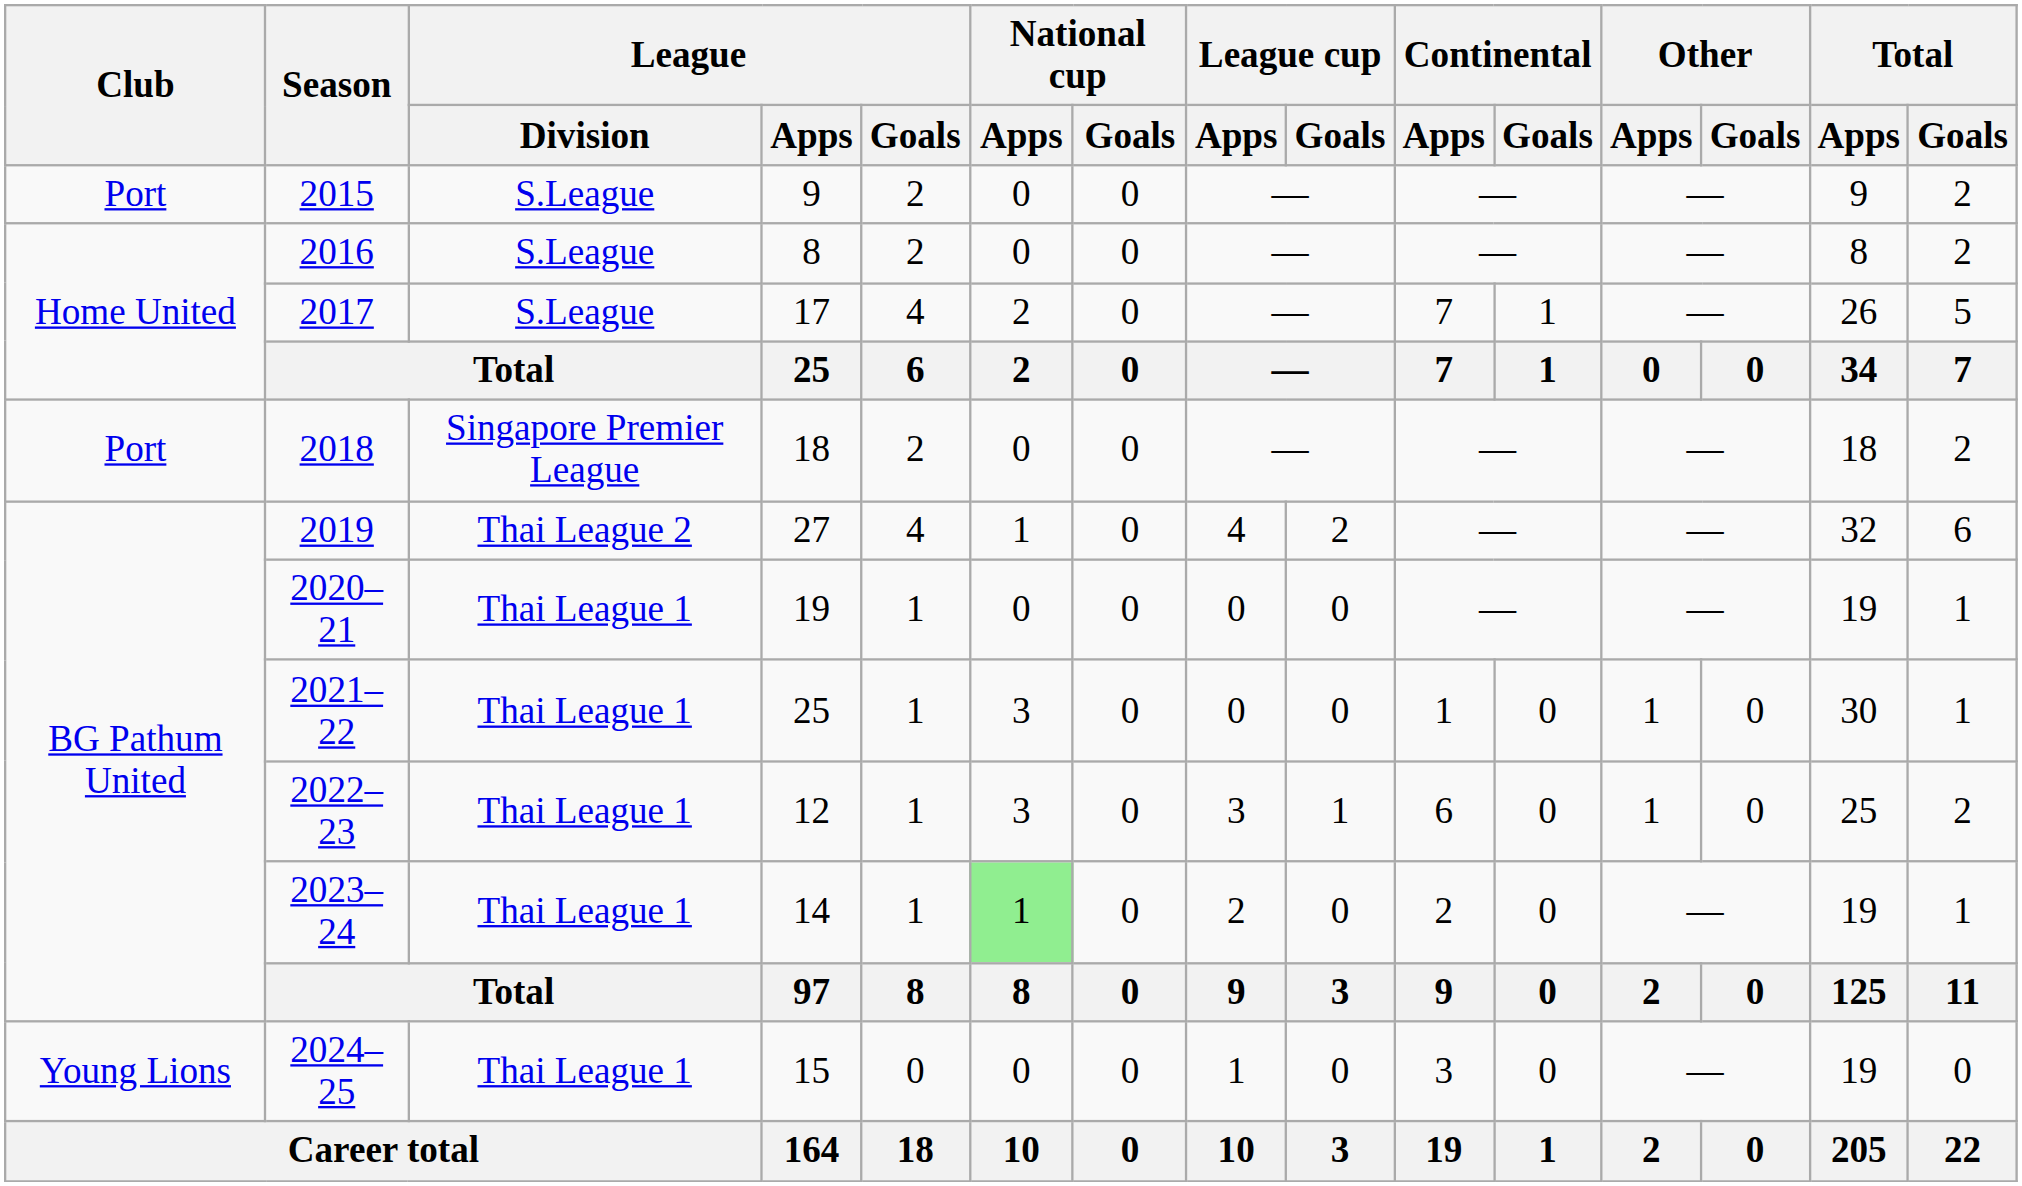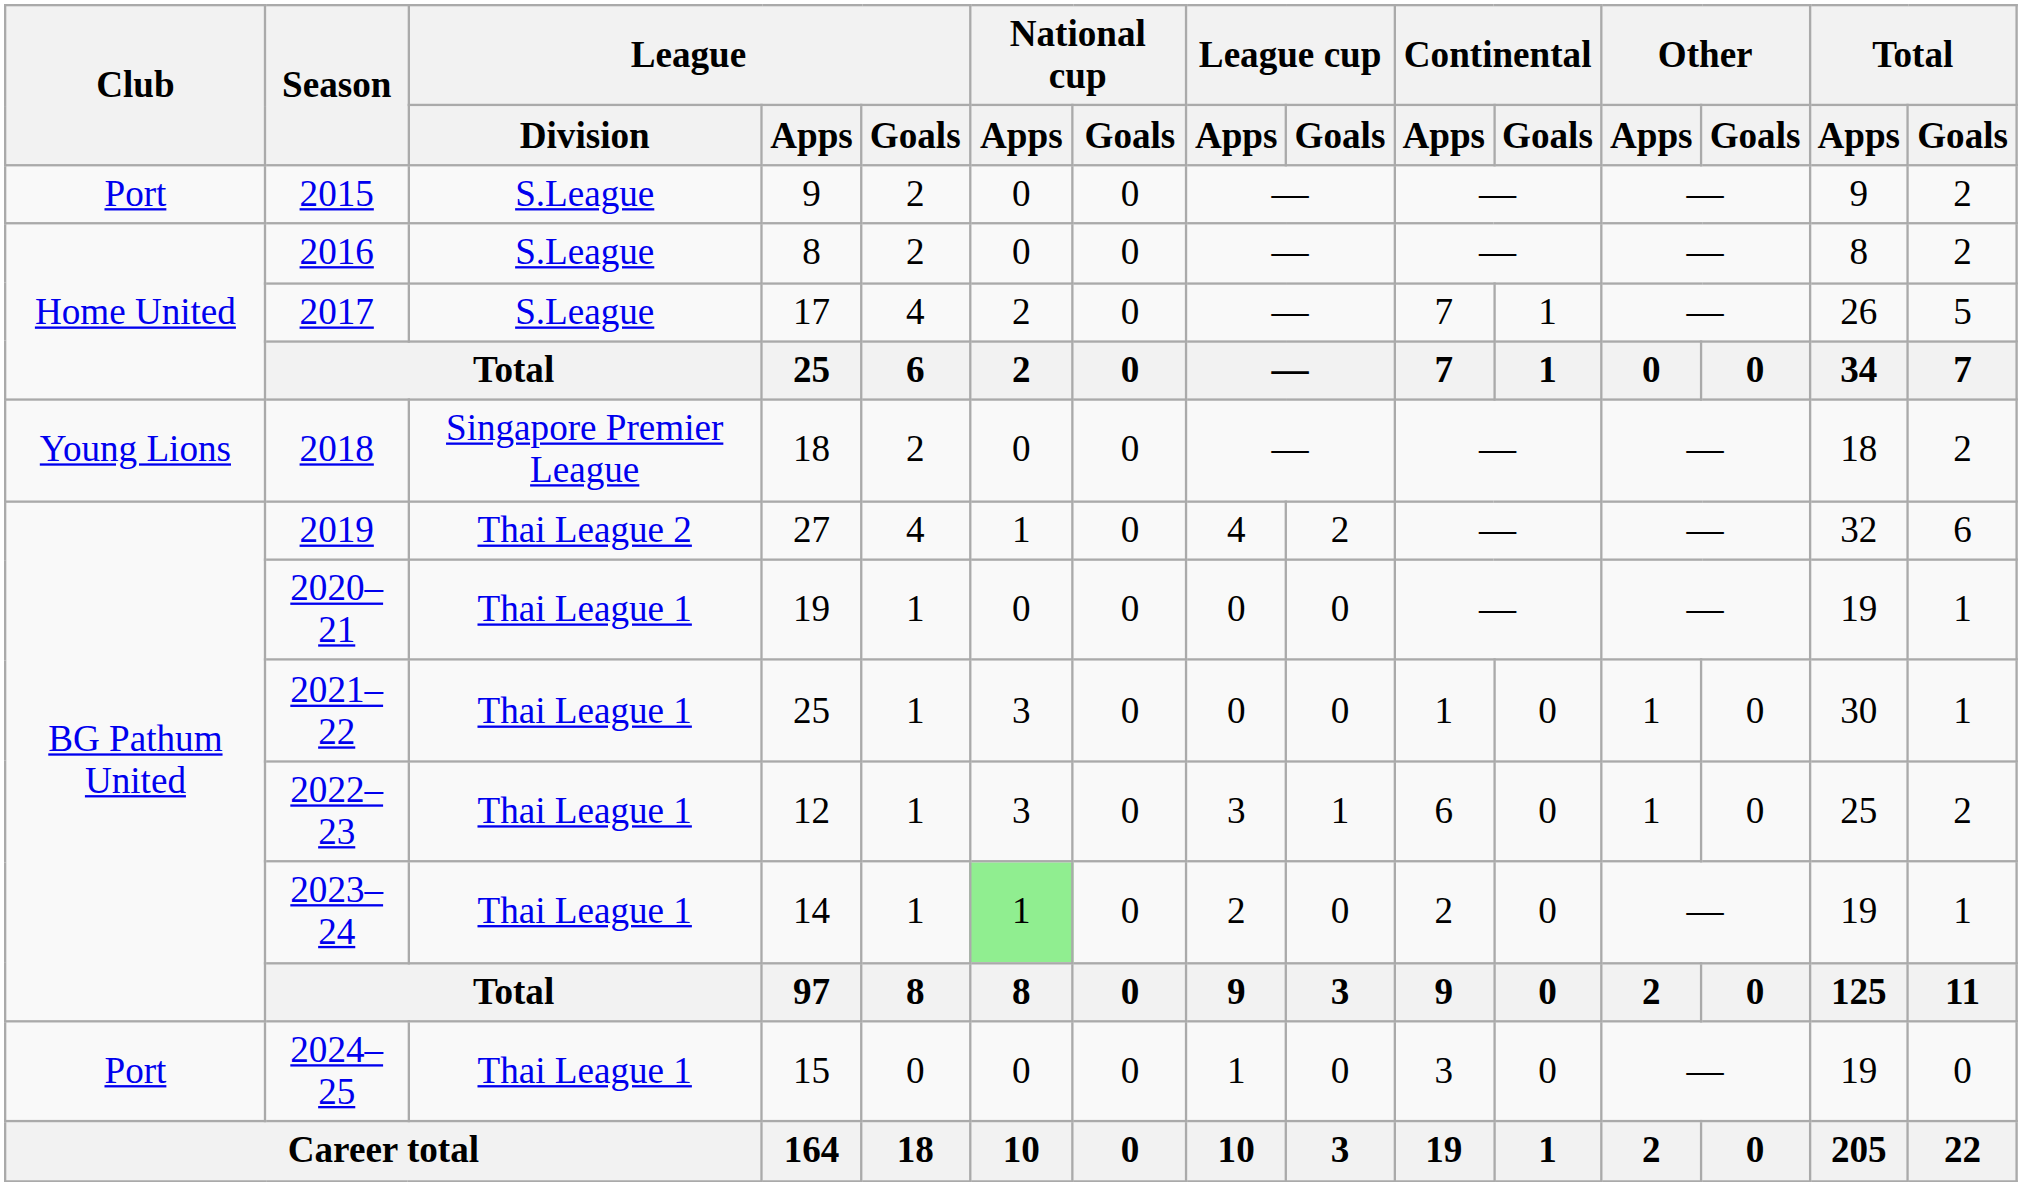(135, 449) Port -> (135, 449) Young Lions
(135, 1070) Young Lions -> (135, 1070) Port
